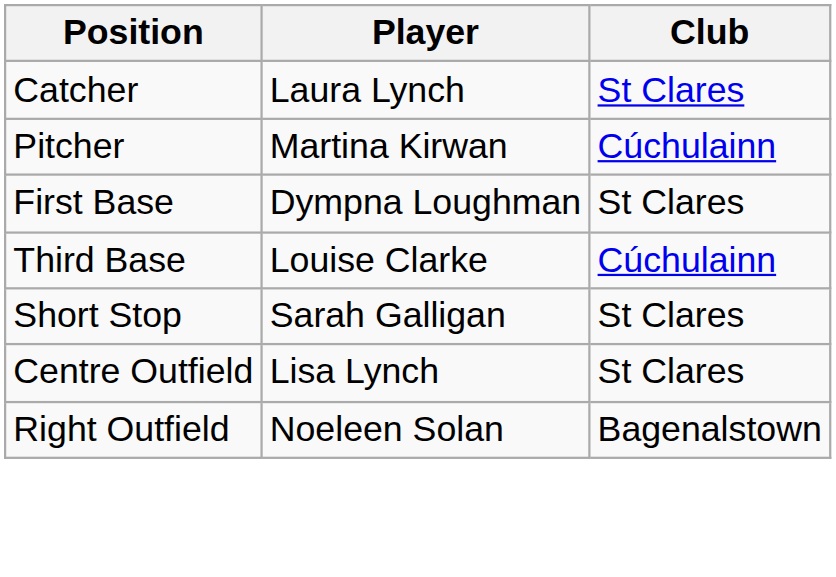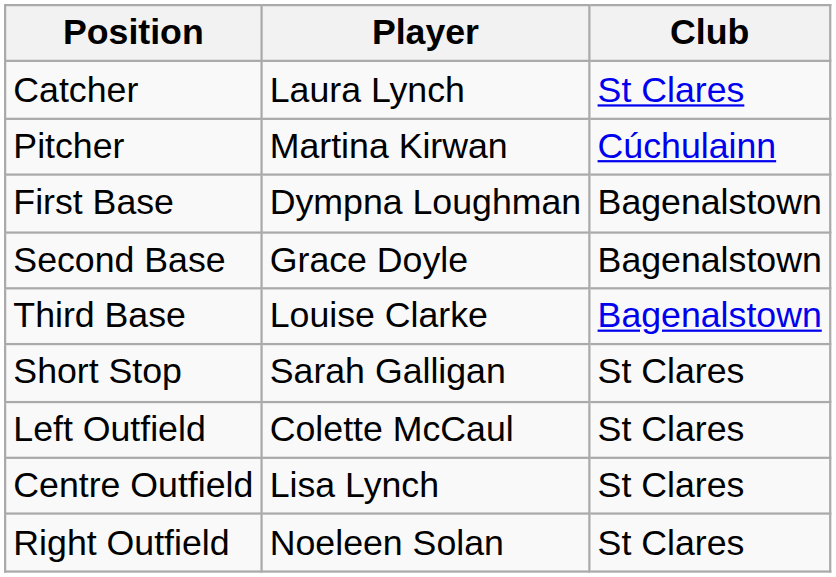(671, 202) St Clares -> (710, 202) Bagenalstown
+ row: (119, 259)
(687, 259) Cúchulainn -> (710, 315) Bagenalstown
+ row: (110, 428)
(710, 428) Bagenalstown -> (671, 542) St Clares
